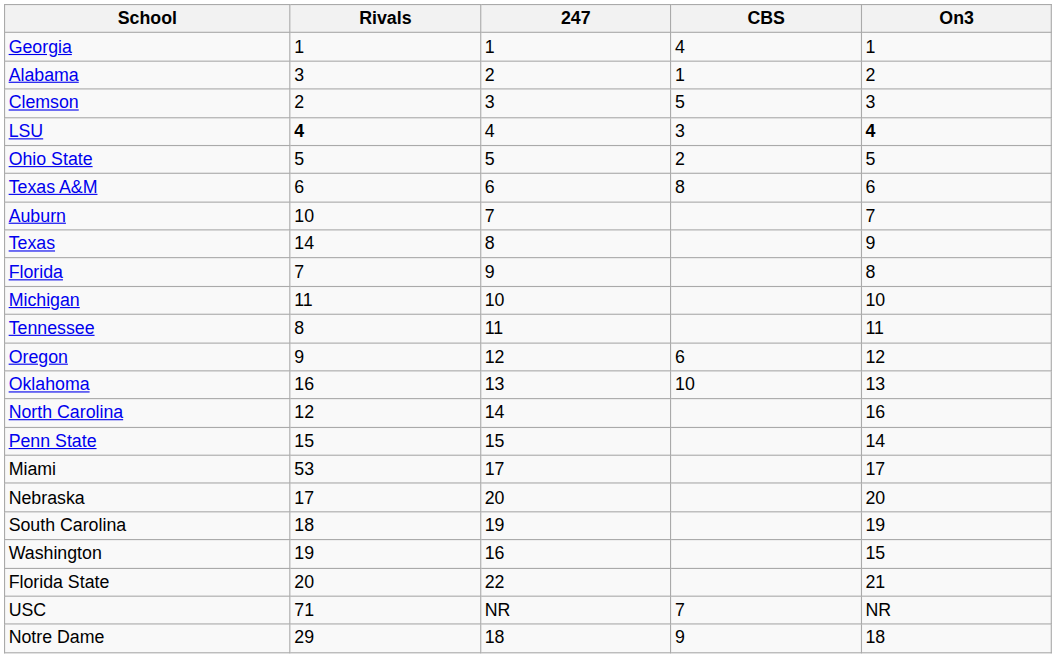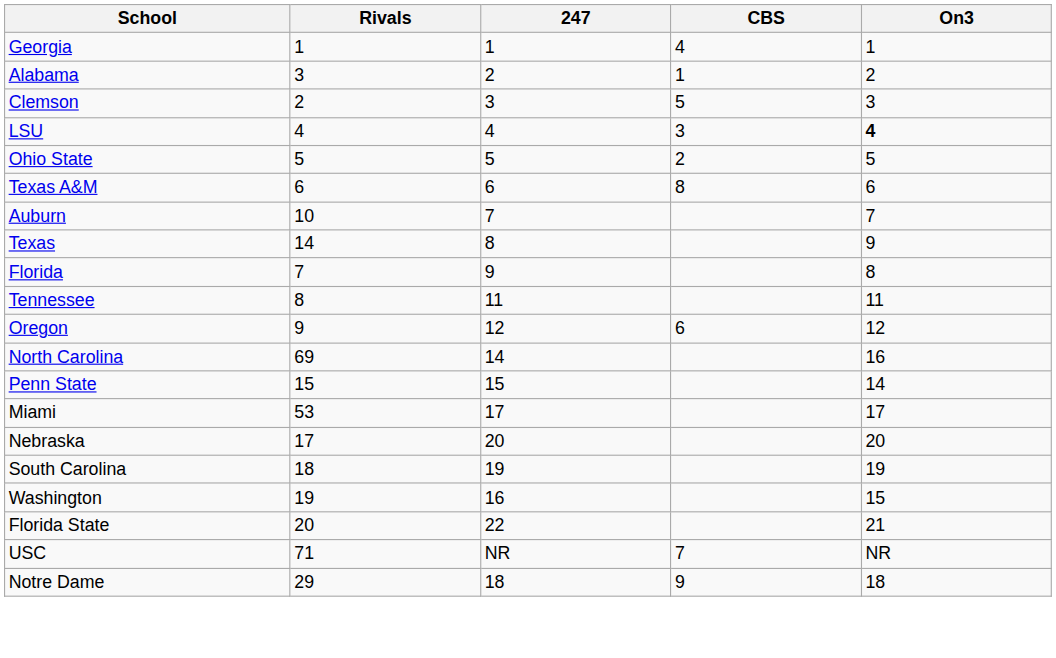(299, 131) bold -> (299, 131) normal
- row: (44, 300)
- row: (49, 384)
(304, 412) 12 -> (304, 356) 69
